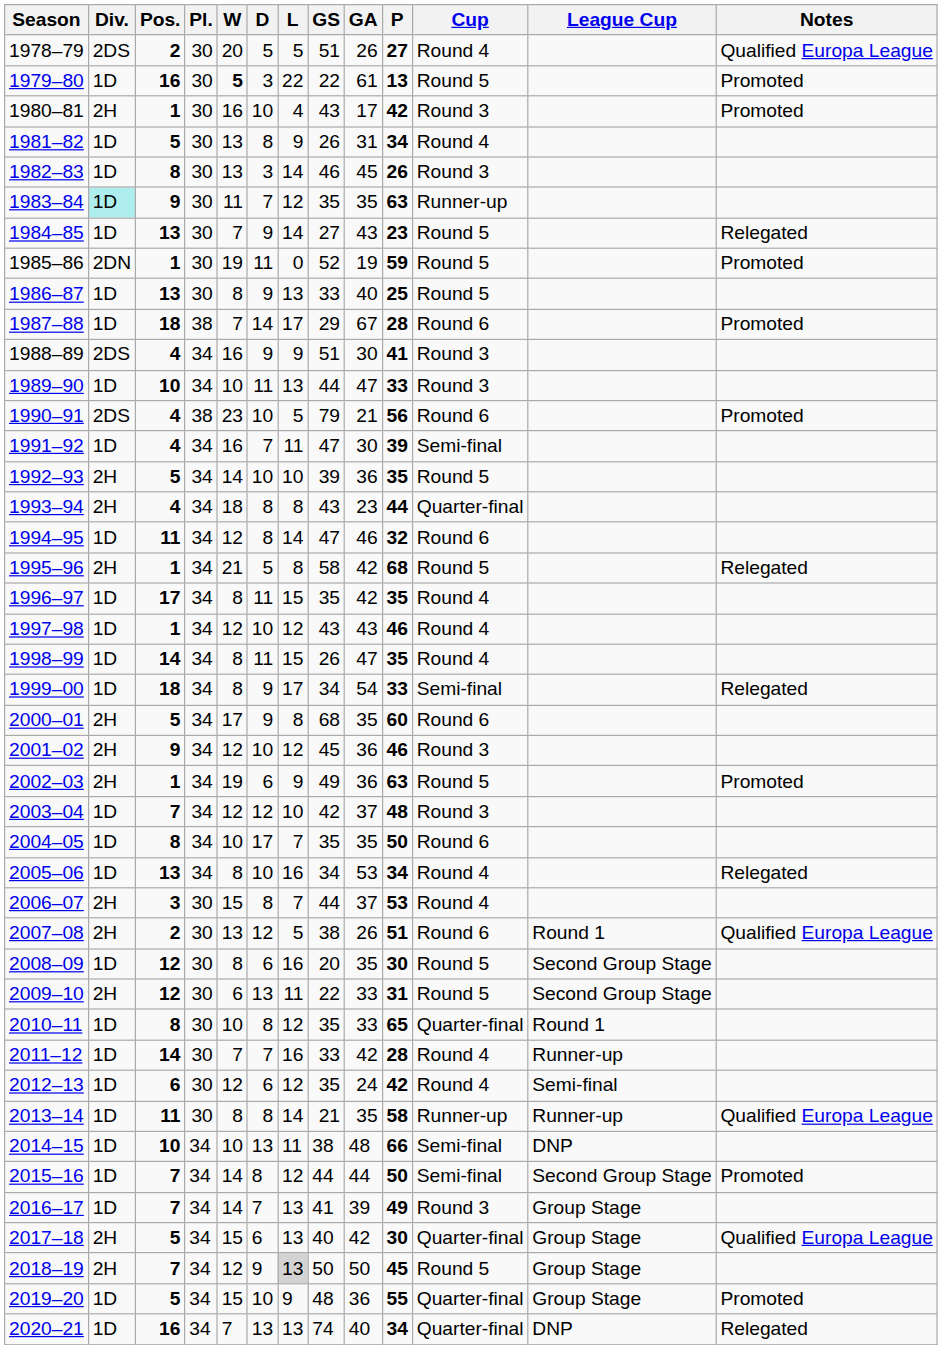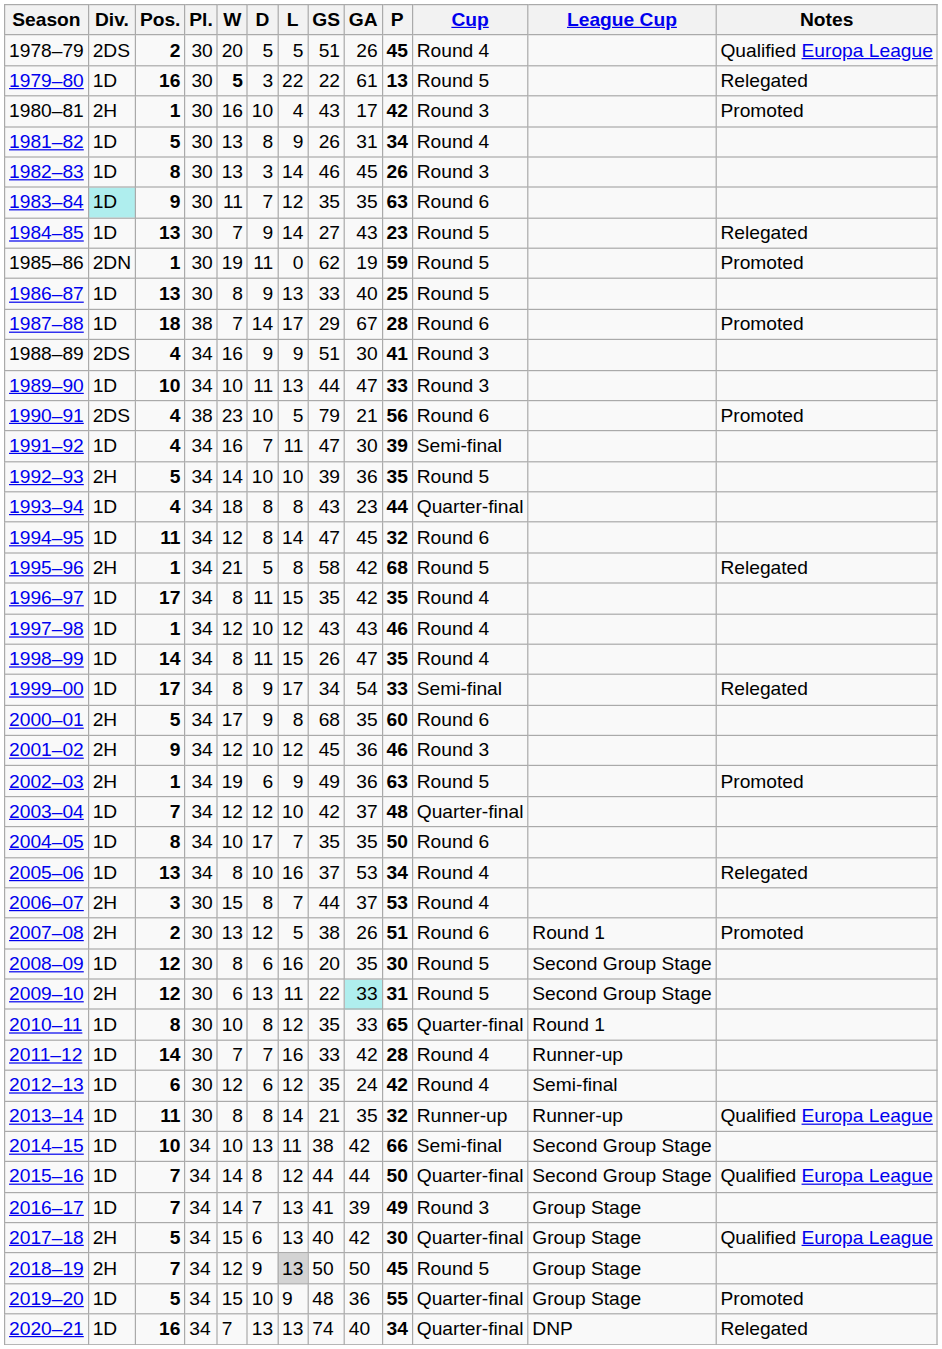(397, 50) 27 -> (397, 50) 45
(762, 80) Promoted -> (764, 80) Relegated
(462, 202) Runner-up -> (453, 202) Round 6
(329, 263) 52 -> (329, 263) 62
(105, 506) 2H -> (105, 506) 1D
(367, 537) 46 -> (367, 537) 45
(170, 689) 18 -> (170, 689) 17
(453, 811) Round 3 -> (470, 811) Quarter-final
(329, 872) 34 -> (329, 872) 37
(827, 933) Qualified Europa League -> (762, 933) Promoted
(367, 994) no background -> (367, 994) paleturquoise background
(397, 1115) 58 -> (397, 1115) 32
(360, 1146) 48 -> (360, 1146) 42
(553, 1146) DNP -> (622, 1146) Second Group Stage
(459, 1176) Semi-final -> (470, 1176) Quarter-final
(762, 1176) Promoted -> (827, 1176) Qualified Europa League
